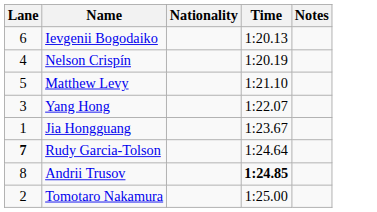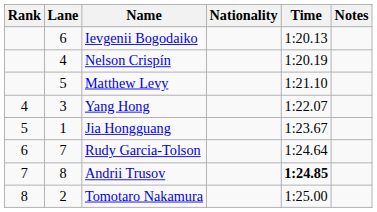+ column: (24, 15)
(23, 151) bold -> (63, 151) normal
